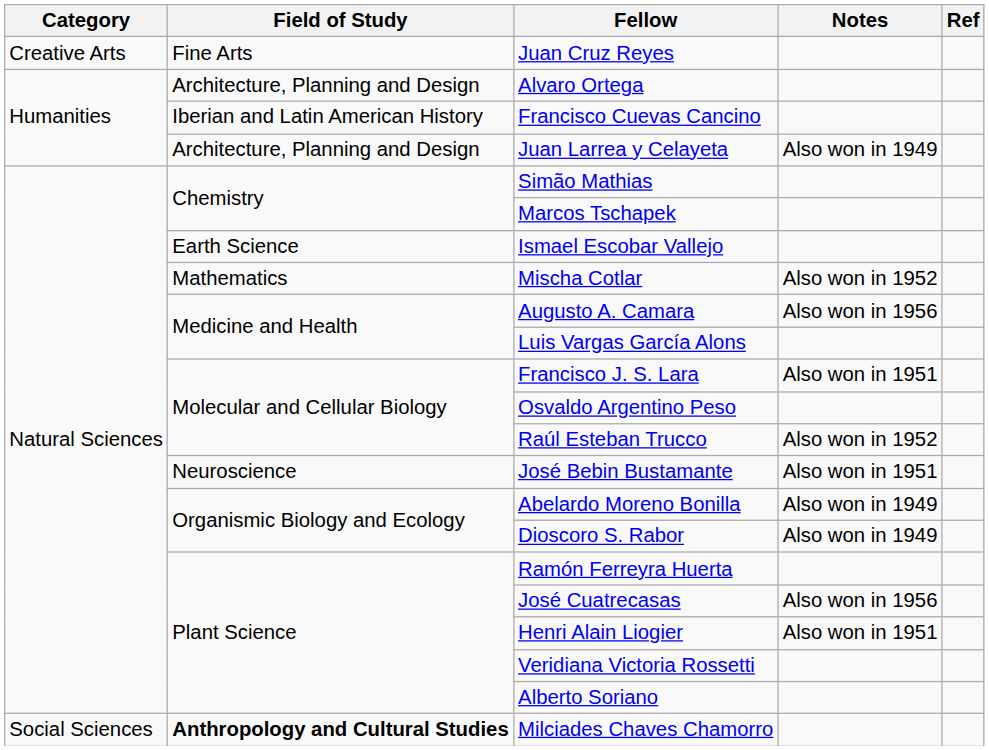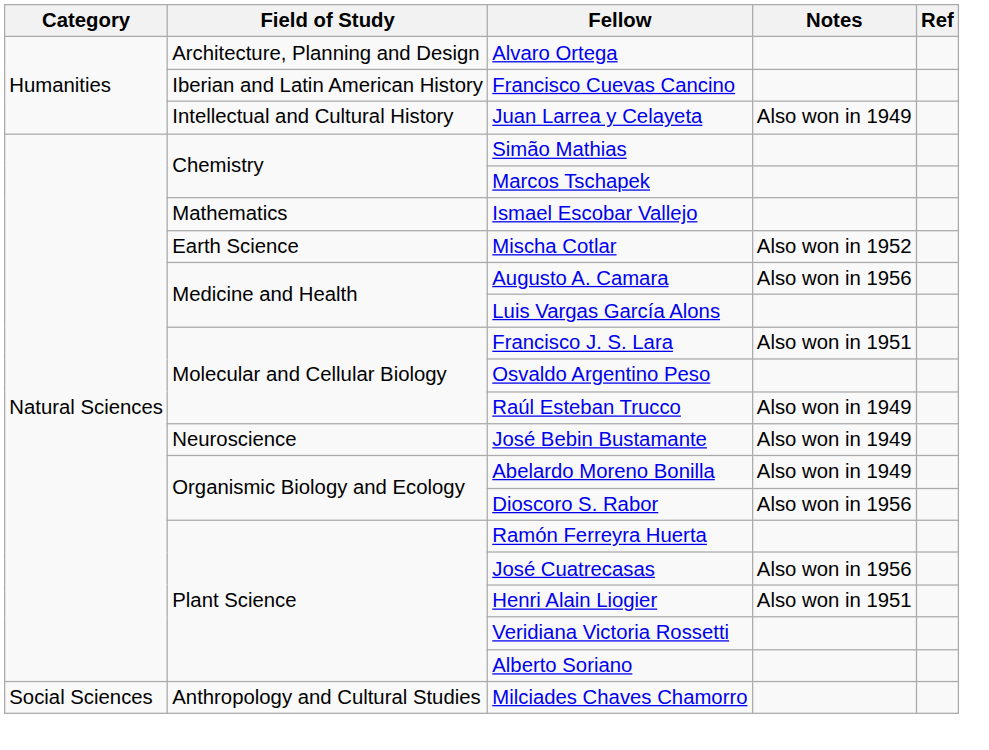- row: (596, 52)
(326, 149) Architecture, Planning and Design -> (313, 117) Intellectual and Cultural History
(236, 246) Earth Science -> (230, 213) Mathematics
(230, 278) Mathematics -> (236, 246) Earth Science
(860, 439) Also won in 1952 -> (834, 407) Also won in 1949
(860, 471) Also won in 1951 -> (834, 439) Also won in 1949
(860, 536) Also won in 1949 -> (834, 504) Also won in 1956
(341, 729) bold -> (326, 697) normal
